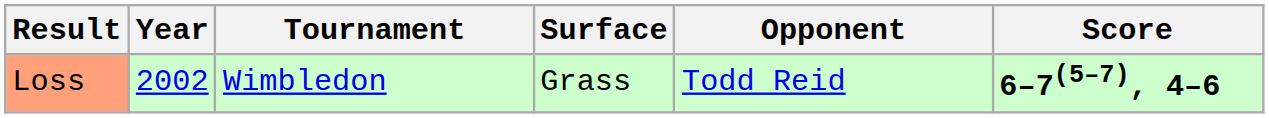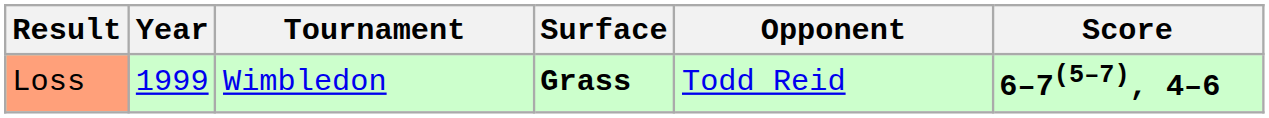(172, 83) 2002 -> (172, 83) 1999
(586, 83) normal -> (586, 83) bold
